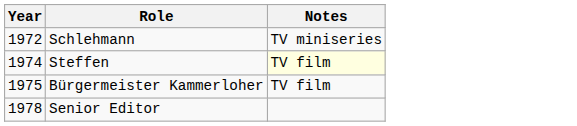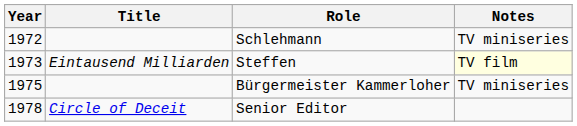+ column: (139, 16)
(25, 63) 1974 -> (25, 63) 1973
(300, 86) TV film -> (513, 86) TV miniseries
